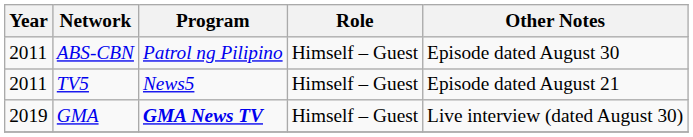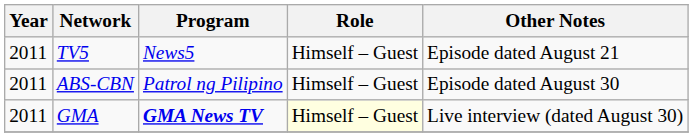rows swapped: (95, 52) <-> (73, 84)
(28, 116) 2019 -> (28, 116) 2011
(355, 116) no background -> (355, 116) lightyellow background
